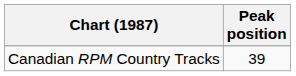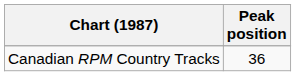(257, 58) 39 -> (257, 58) 36
